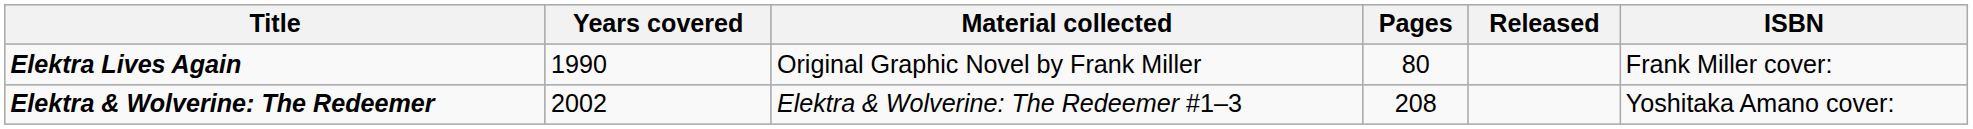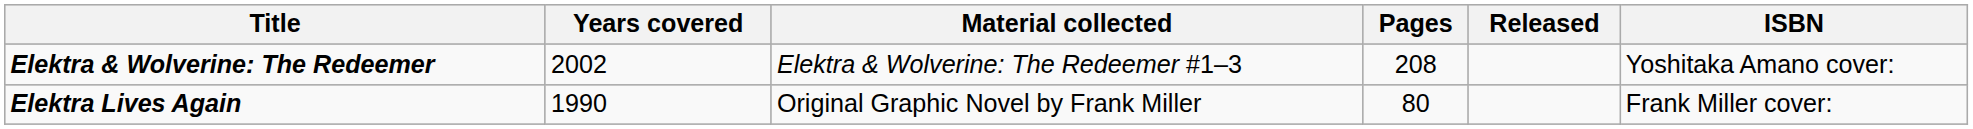rows swapped: (126, 64) <-> (223, 104)
